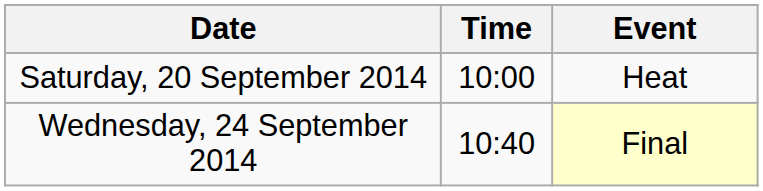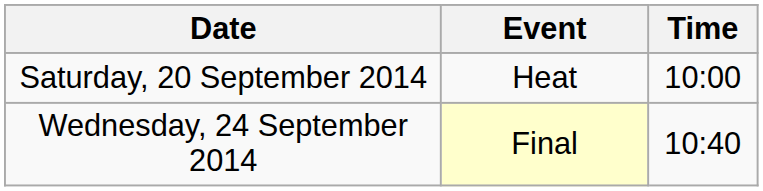columns swapped: (497, 28) <-> (655, 28)
